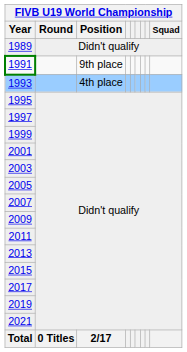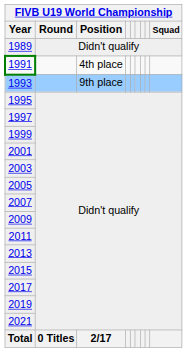(101, 65) 9th place -> (101, 65) 4th place
(101, 83) 4th place -> (101, 83) 9th place
